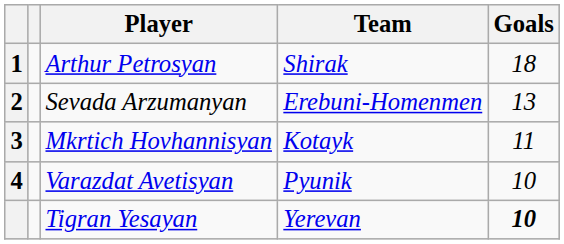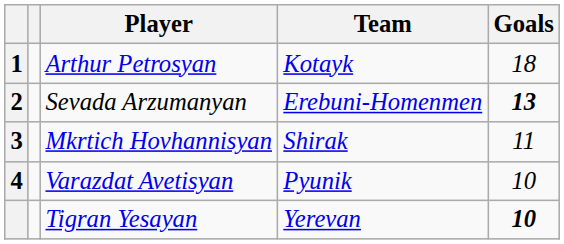(316, 63) Shirak -> (318, 63) Kotayk
(524, 102) normal -> (524, 102) bold
(318, 141) Kotayk -> (316, 141) Shirak
